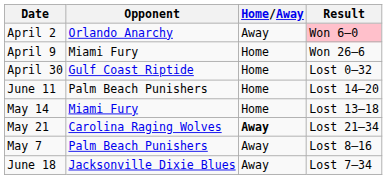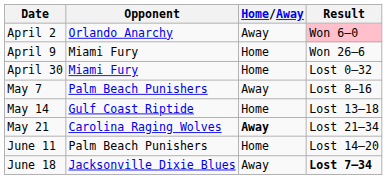(131, 70) Gulf Coast Riptide -> (103, 70) Miami Fury
rows swapped: (25, 146) <-> (32, 89)
(103, 108) Miami Fury -> (131, 108) Gulf Coast Riptide
(341, 165) normal -> (341, 165) bold
